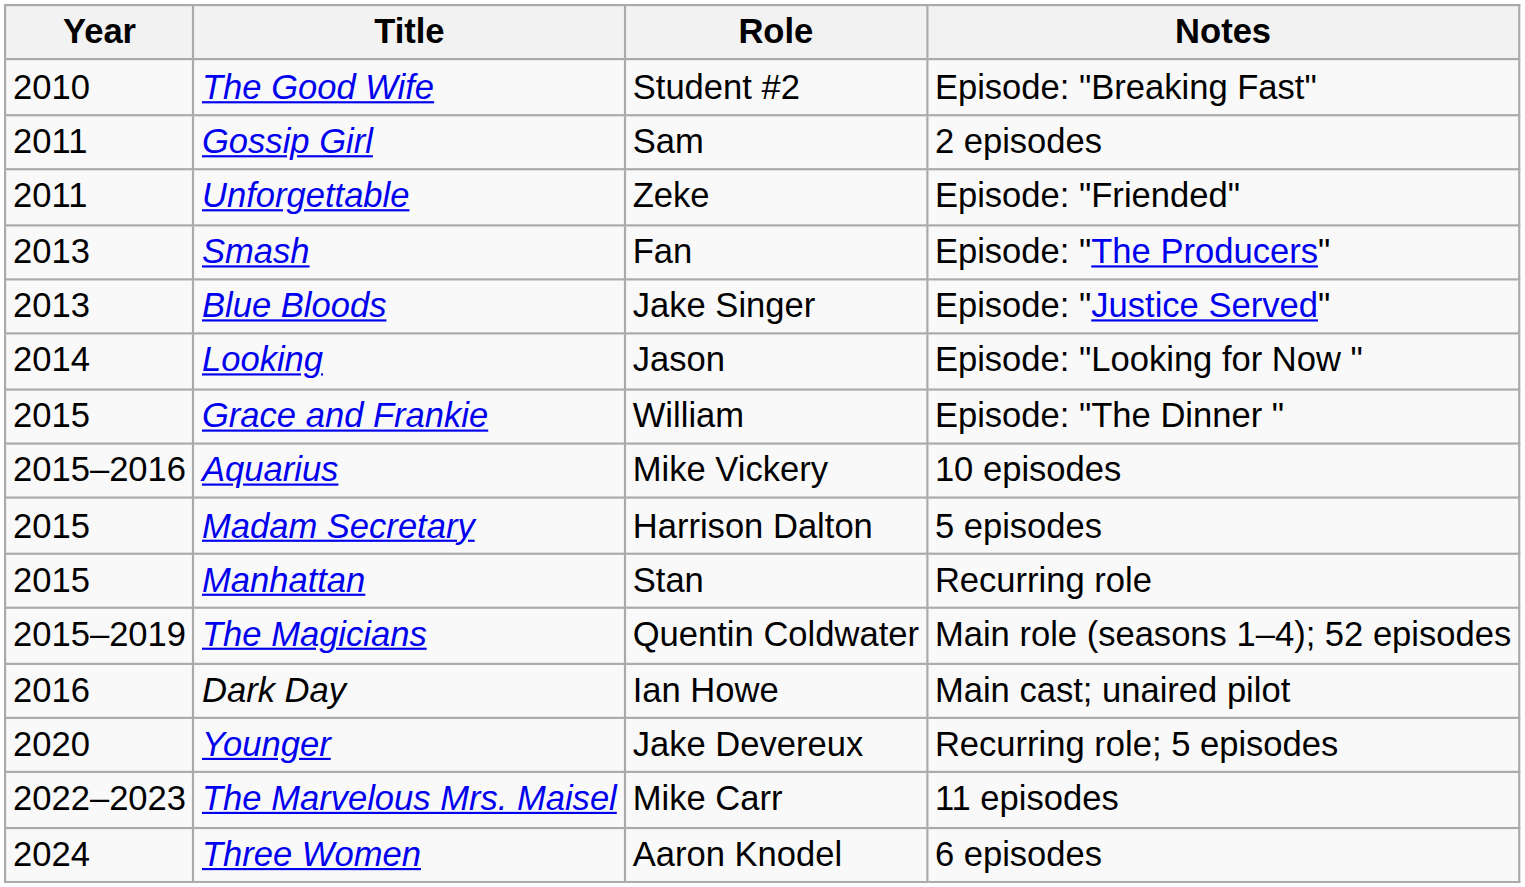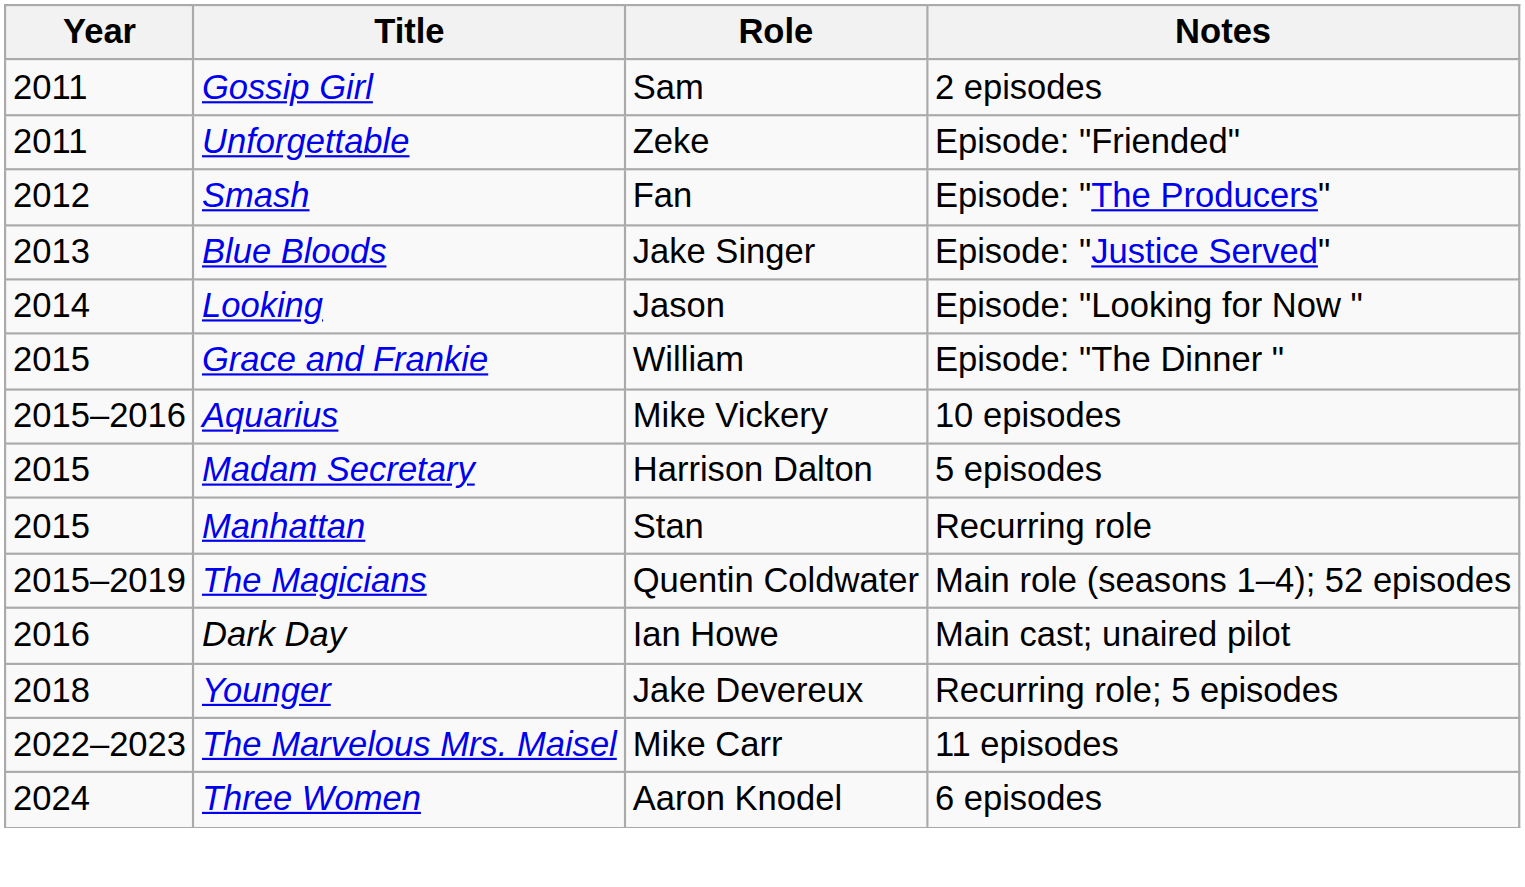- row: (318, 86)
(51, 251) 2013 -> (51, 196) 2012
(51, 744) 2020 -> (51, 689) 2018
